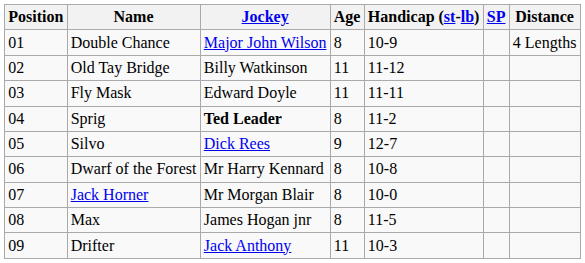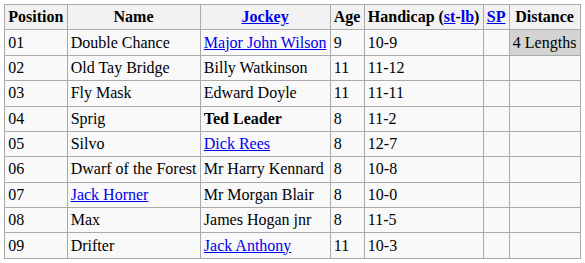(338, 42) 8 -> (338, 42) 9
(545, 42) no background -> (545, 42) lightgrey background
(338, 144) 9 -> (338, 144) 8
